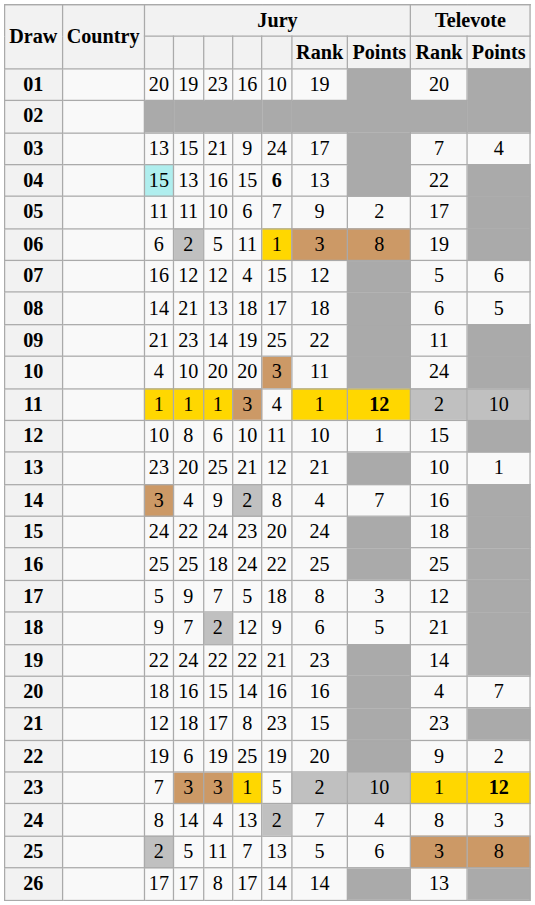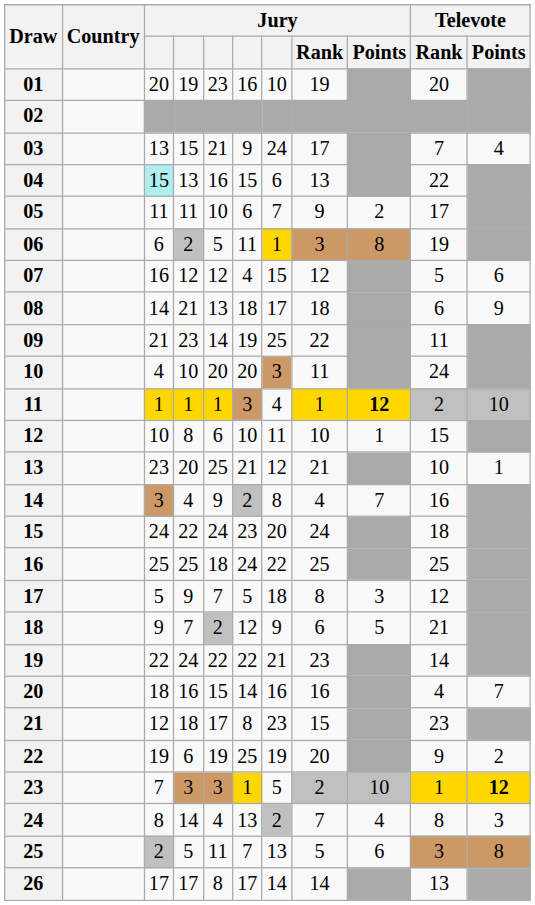(277, 180) bold -> (277, 180) normal
(499, 308) 5 -> (499, 308) 9
